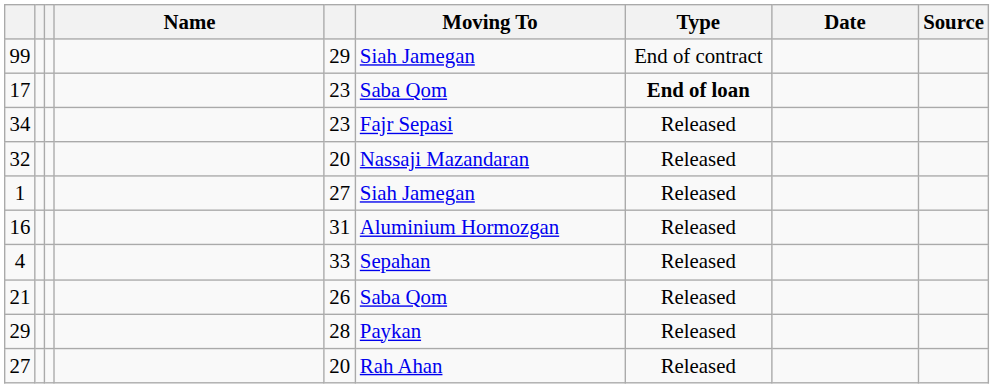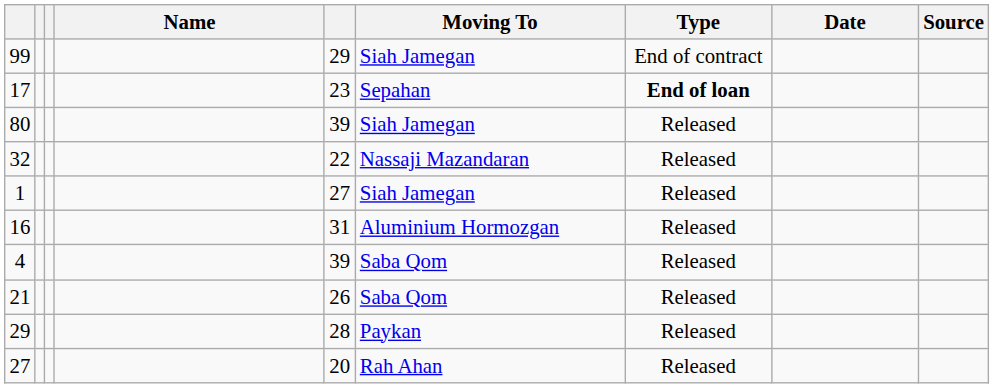(403, 90) Saba Qom -> (395, 90) Sepahan
- row: (20, 124)
+ row: (20, 124)
(340, 159) 20 -> (340, 159) 22
(340, 262) 33 -> (340, 262) 39
(395, 262) Sepahan -> (403, 262) Saba Qom
